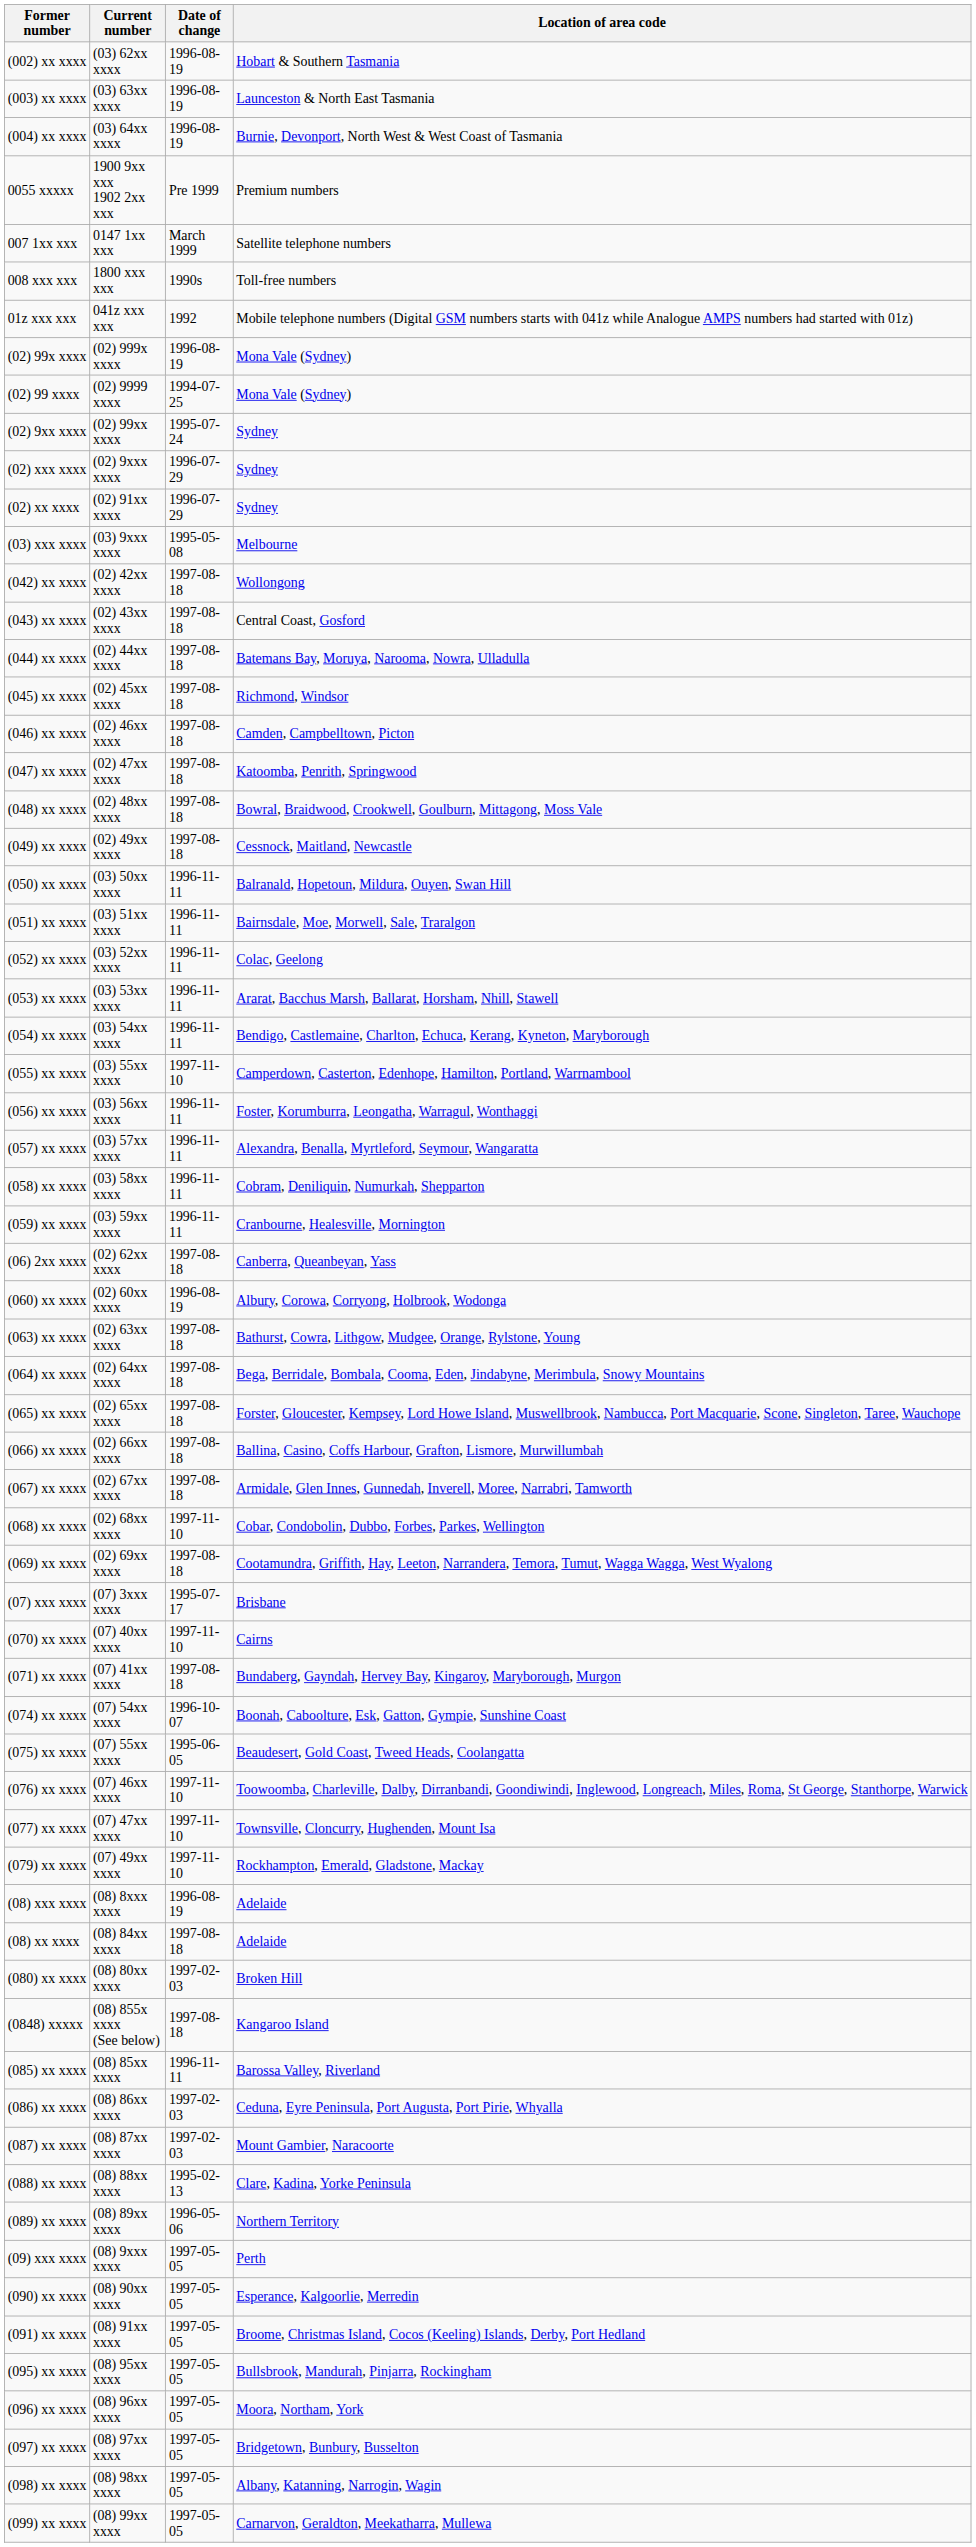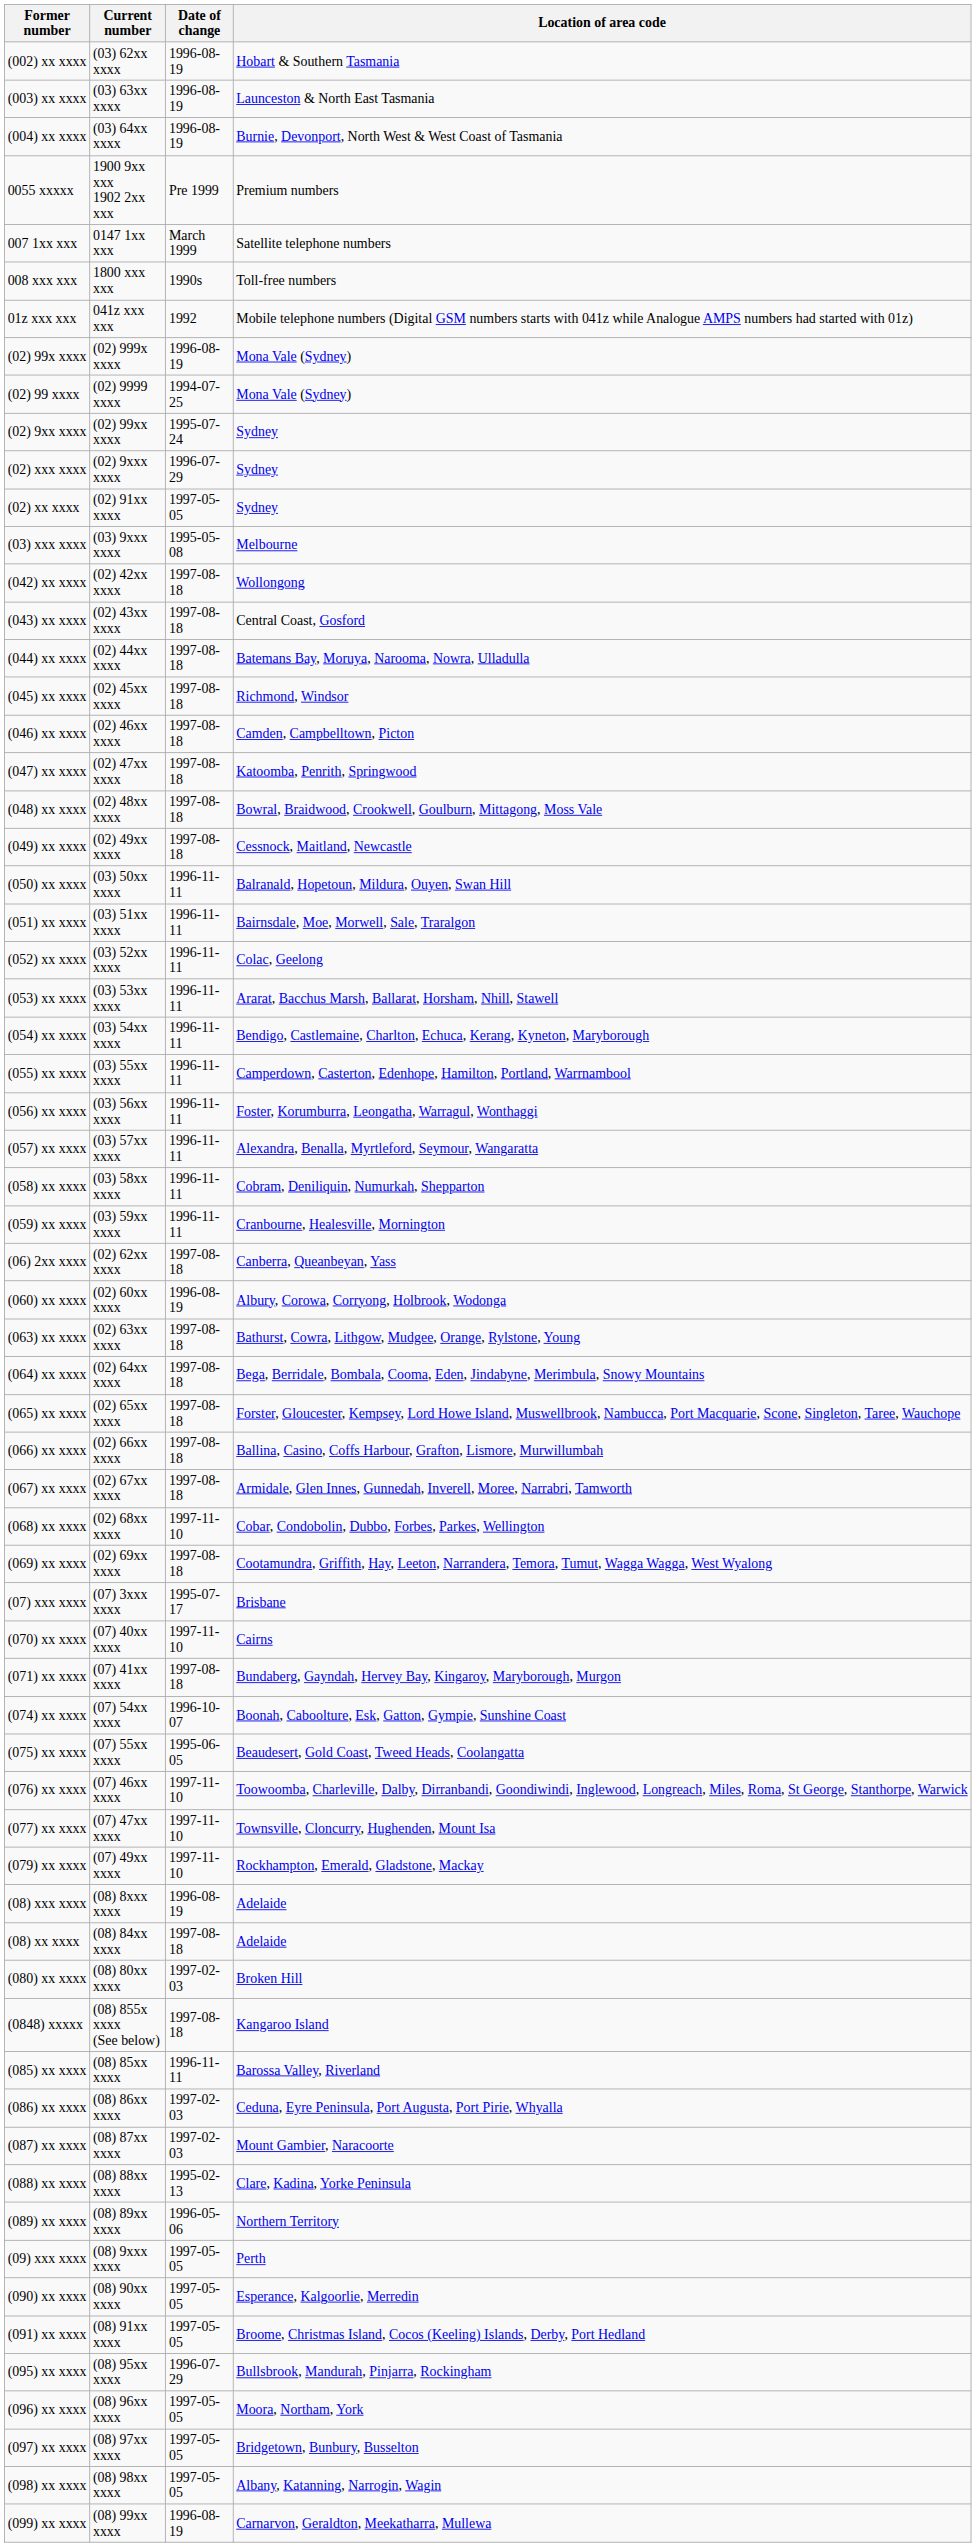(194, 507) 1996-07-29 -> (194, 507) 1997-05-05
(194, 1073) 1997-11-10 -> (194, 1073) 1996-11-11
(194, 2372) 1997-05-05 -> (194, 2372) 1996-07-29
(194, 2523) 1997-05-05 -> (194, 2523) 1996-08-19
